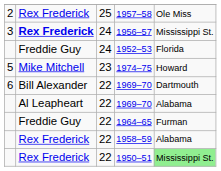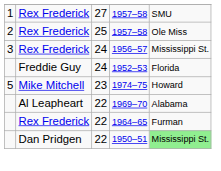+ row: (10, 13)
(56, 31) bold -> (54, 49) normal
- row: (10, 85)
(50, 121) Freddie Guy -> (54, 121) Rex Frederick
- row: (10, 139)
(54, 157) Rex Frederick -> (50, 139) Dan Pridgen
